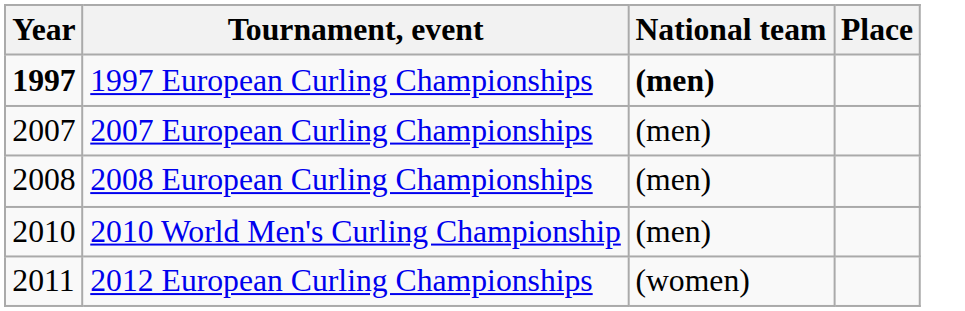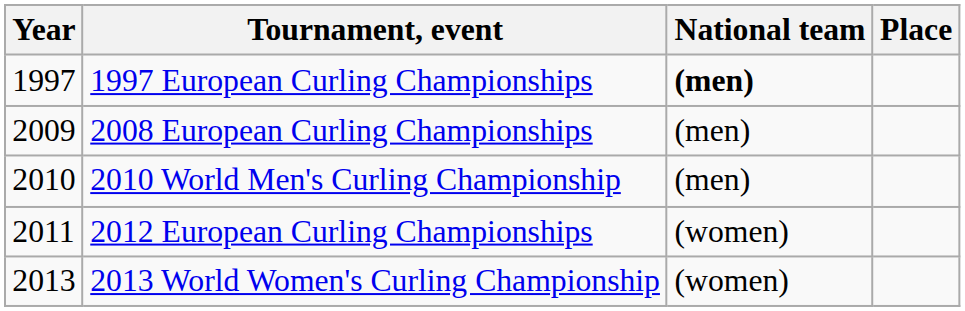(44, 79) bold -> (44, 79) normal
- row: (341, 130)
(44, 180) 2008 -> (44, 130) 2009
+ row: (375, 280)
